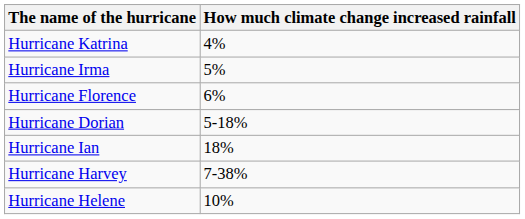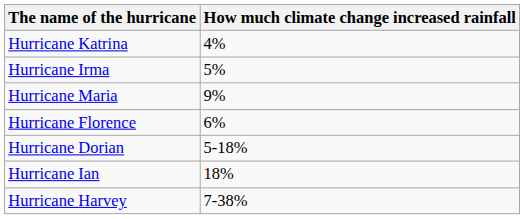+ row: (63, 95)
- row: (67, 200)
